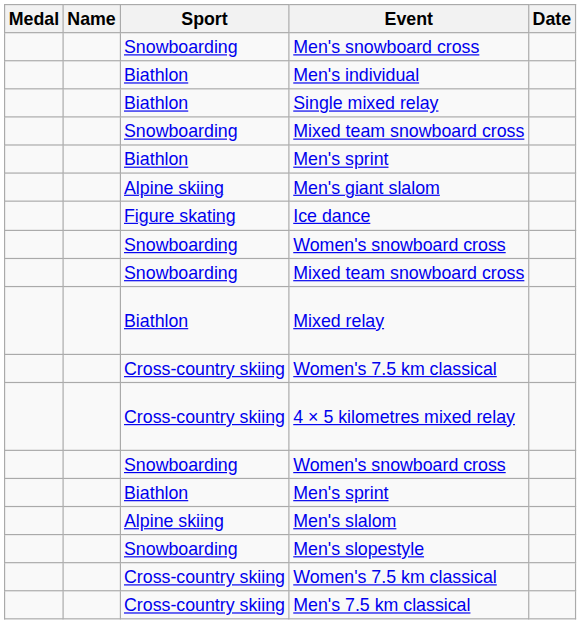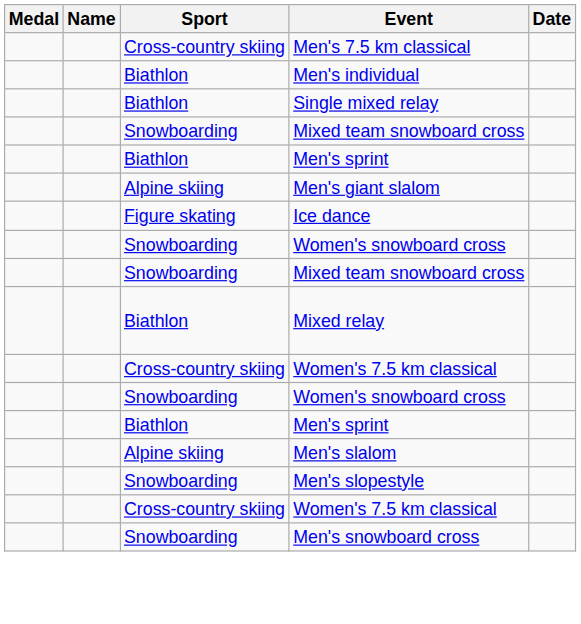rows swapped: (181, 47) <-> (204, 605)
- row: (204, 416)
